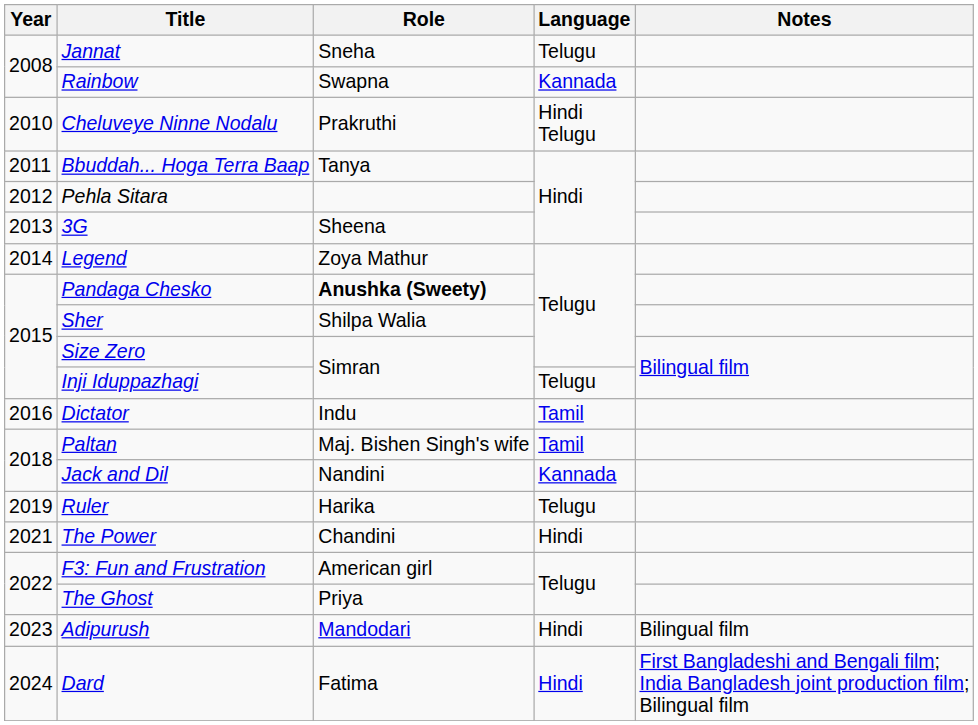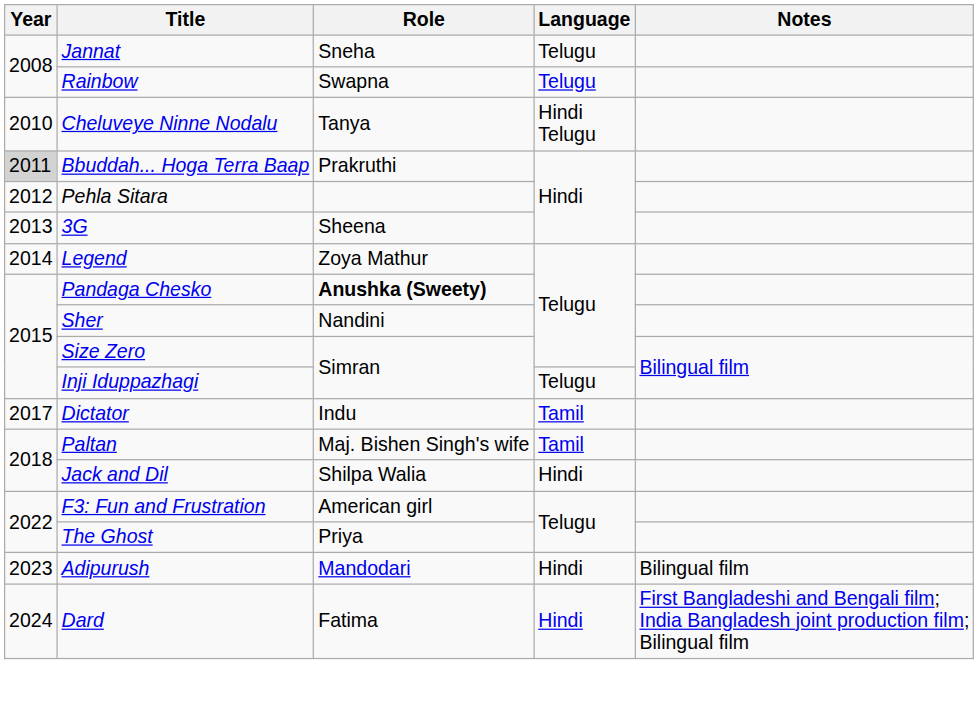(577, 81) Kannada -> (567, 81) Telugu
(357, 123) Prakruthi -> (344, 123) Tanya
(30, 165) no background -> (30, 165) lightgrey background
(344, 165) Tanya -> (357, 165) Prakruthi
(372, 320) Shilpa Walia -> (351, 320) Nandini
(31, 413) 2016 -> (31, 413) 2017
(351, 475) Nandini -> (372, 475) Shilpa Walia
(577, 475) Kannada -> (561, 475) Hindi
- row: (85, 506)
- row: (109, 537)
